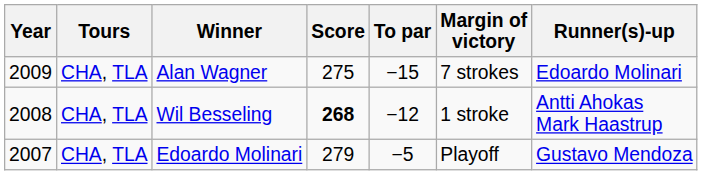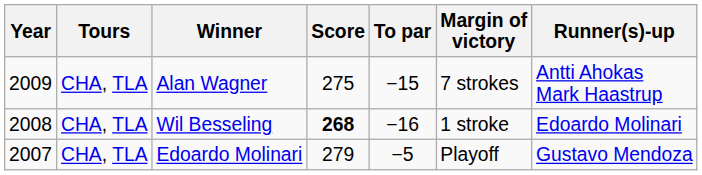(609, 72) Edoardo Molinari -> (599, 83) Antti Ahokas Mark Haastrup
(403, 114) −12 -> (403, 124) −16
(599, 114) Antti Ahokas Mark Haastrup -> (609, 124) Edoardo Molinari
